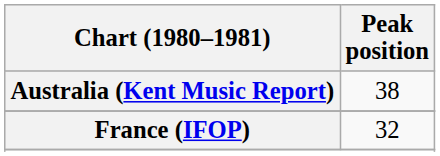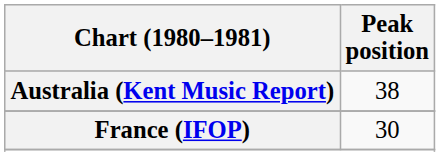(387, 129) 32 -> (387, 129) 30
